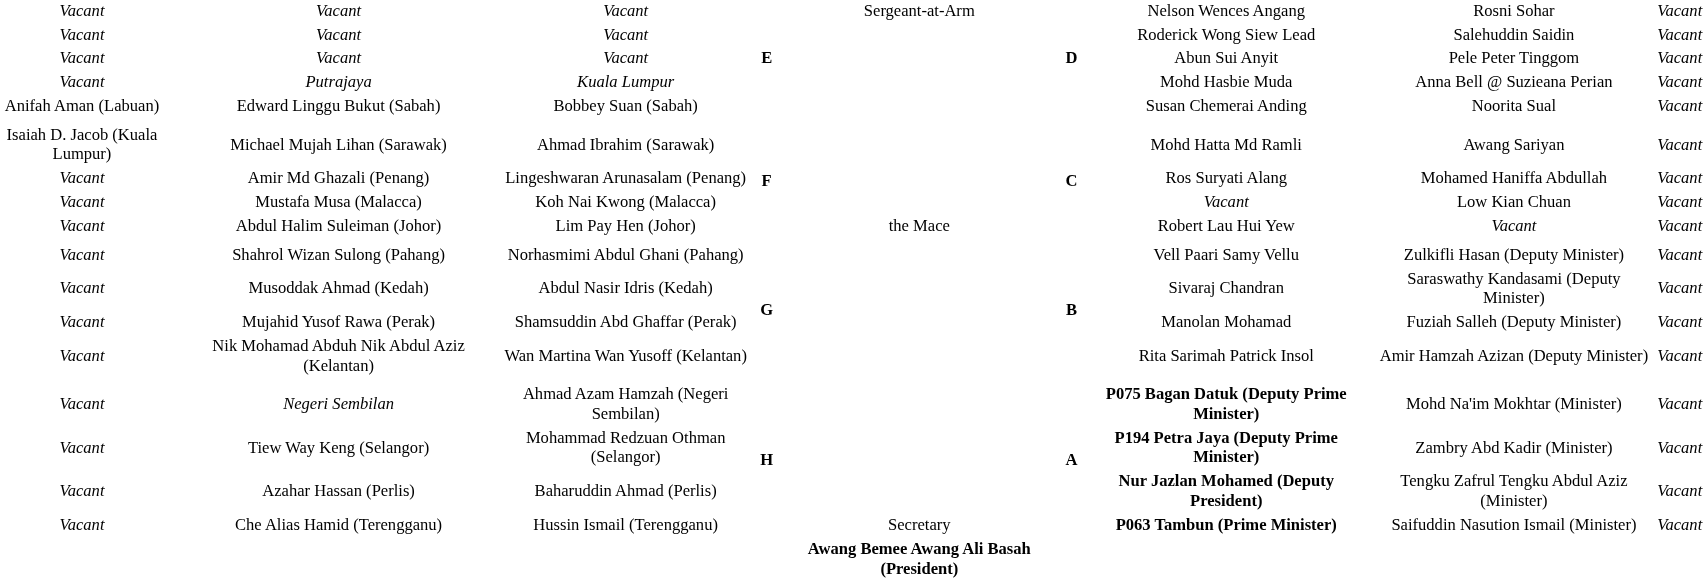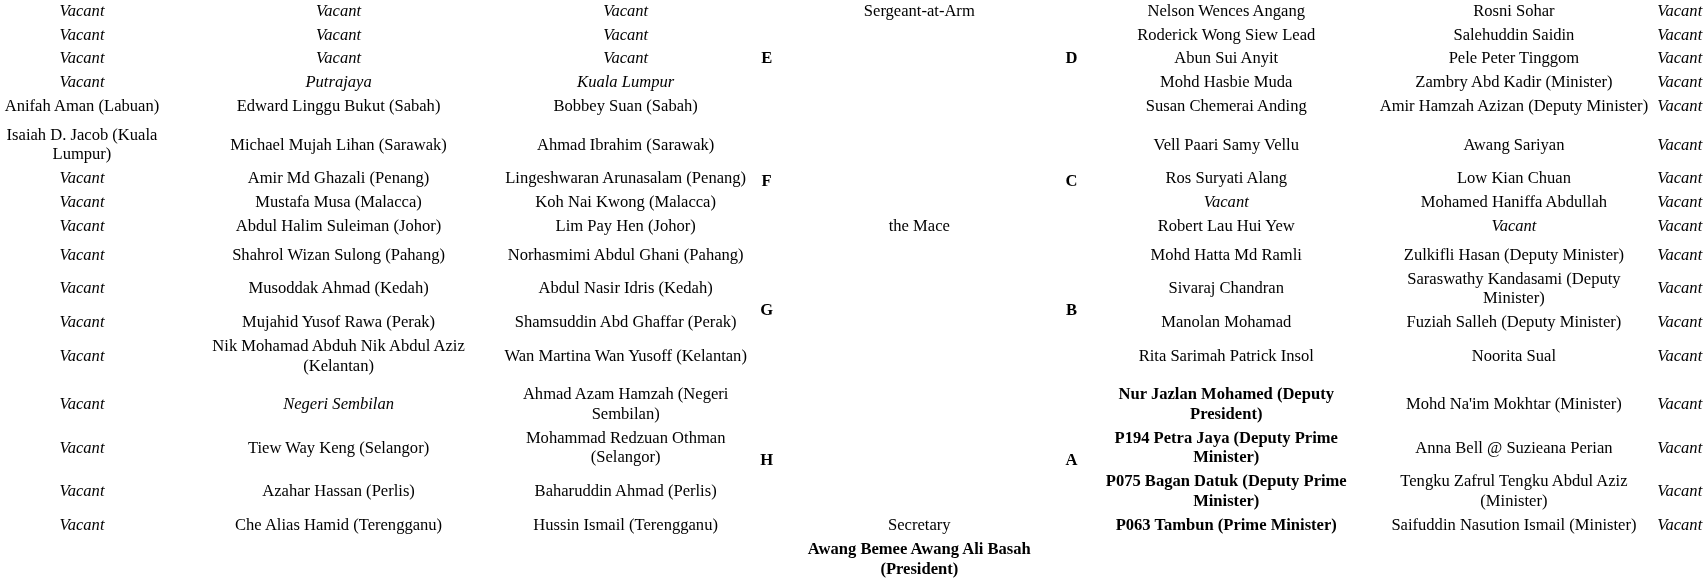(1514, 81) Anna Bell @ Suzieana Perian -> (1514, 81) Zambry Abd Kadir (Minister)
(1514, 105) Noorita Sual -> (1514, 105) Amir Hamzah Azizan (Deputy Minister)
(1226, 144) Mohd Hatta Md Ramli -> (1226, 144) Vell Paari Samy Vellu
(1514, 177) Mohamed Haniffa Abdullah -> (1514, 177) Low Kian Chuan
(1514, 201) Low Kian Chuan -> (1514, 201) Mohamed Haniffa Abdullah
(1226, 254) Vell Paari Samy Vellu -> (1226, 254) Mohd Hatta Md Ramli
(1514, 355) Amir Hamzah Azizan (Deputy Minister) -> (1514, 355) Noorita Sual
(1226, 403) P075 Bagan Datuk (Deputy Prime Minister) -> (1226, 403) Nur Jazlan Mohamed (Deputy President)
(1514, 447) Zambry Abd Kadir (Minister) -> (1514, 447) Anna Bell @ Suzieana Perian
(1226, 490) Nur Jazlan Mohamed (Deputy President) -> (1226, 490) P075 Bagan Datuk (Deputy Prime Minister)
